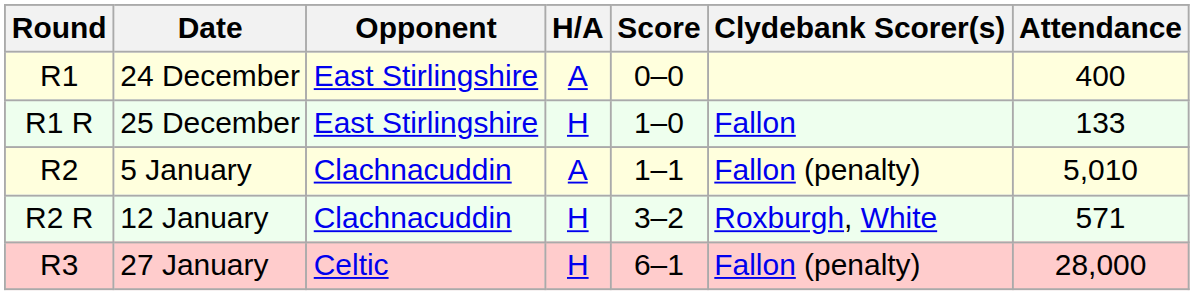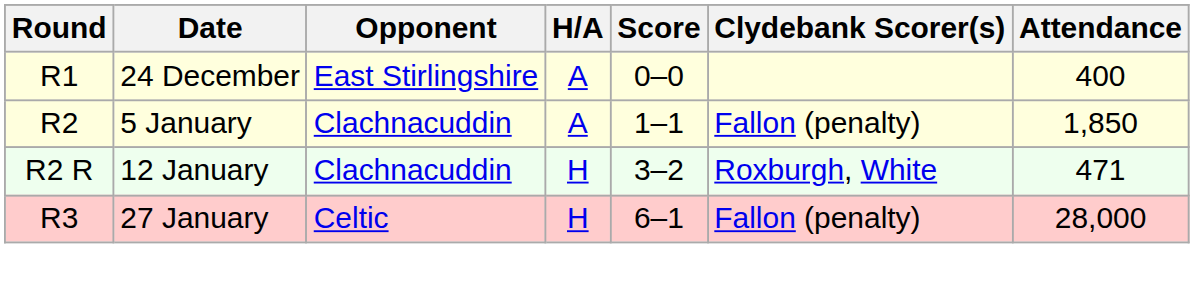- row: (210, 123)
(1101, 170) 5,010 -> (1101, 123) 1,850
(1101, 218) 571 -> (1101, 170) 471
